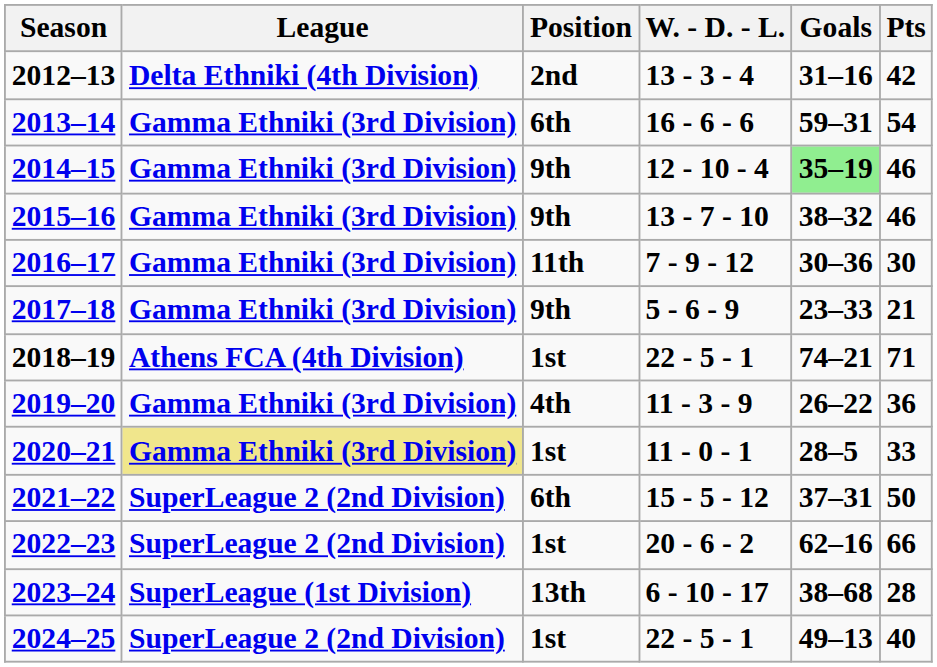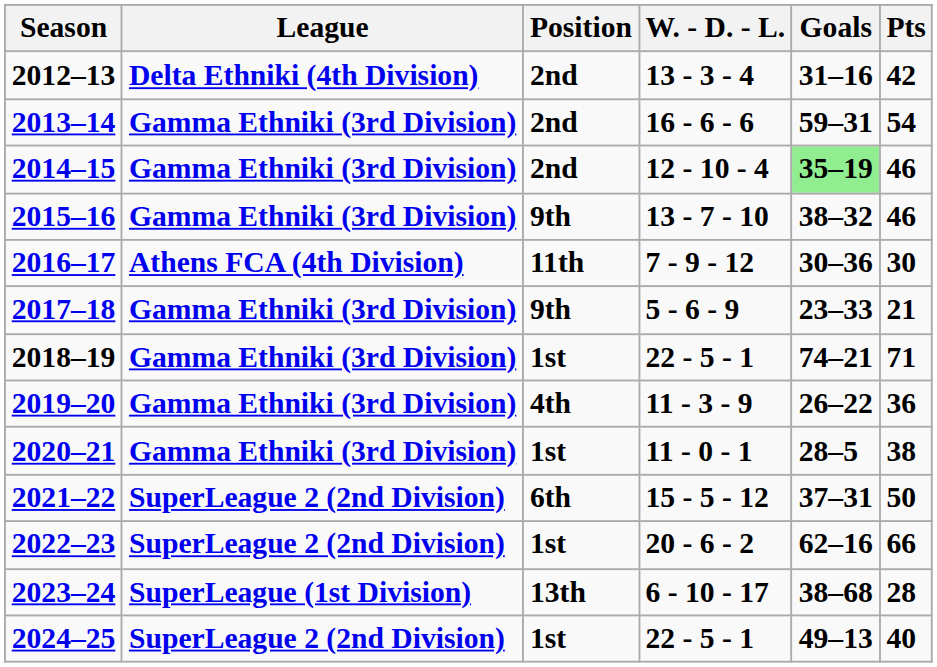(551, 121) 6th -> (554, 121) 2nd
(551, 168) 9th -> (554, 168) 2nd
(323, 262) Gamma Ethniki (3rd Division) -> (296, 262) Athens FCA (4th Division)
(296, 356) Athens FCA (4th Division) -> (323, 356) Gamma Ethniki (3rd Division)
(323, 450) khaki background -> (323, 450) no background
(901, 450) 33 -> (901, 450) 38
